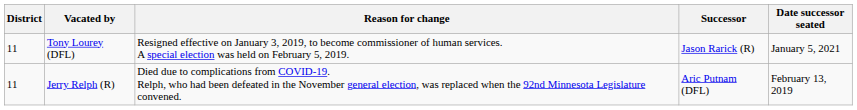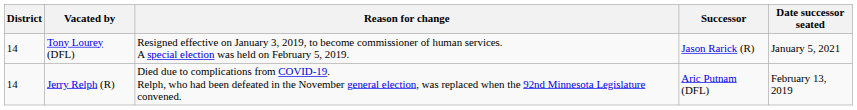(12, 48) 11 -> (12, 48) 14
(12, 84) 11 -> (12, 84) 14
